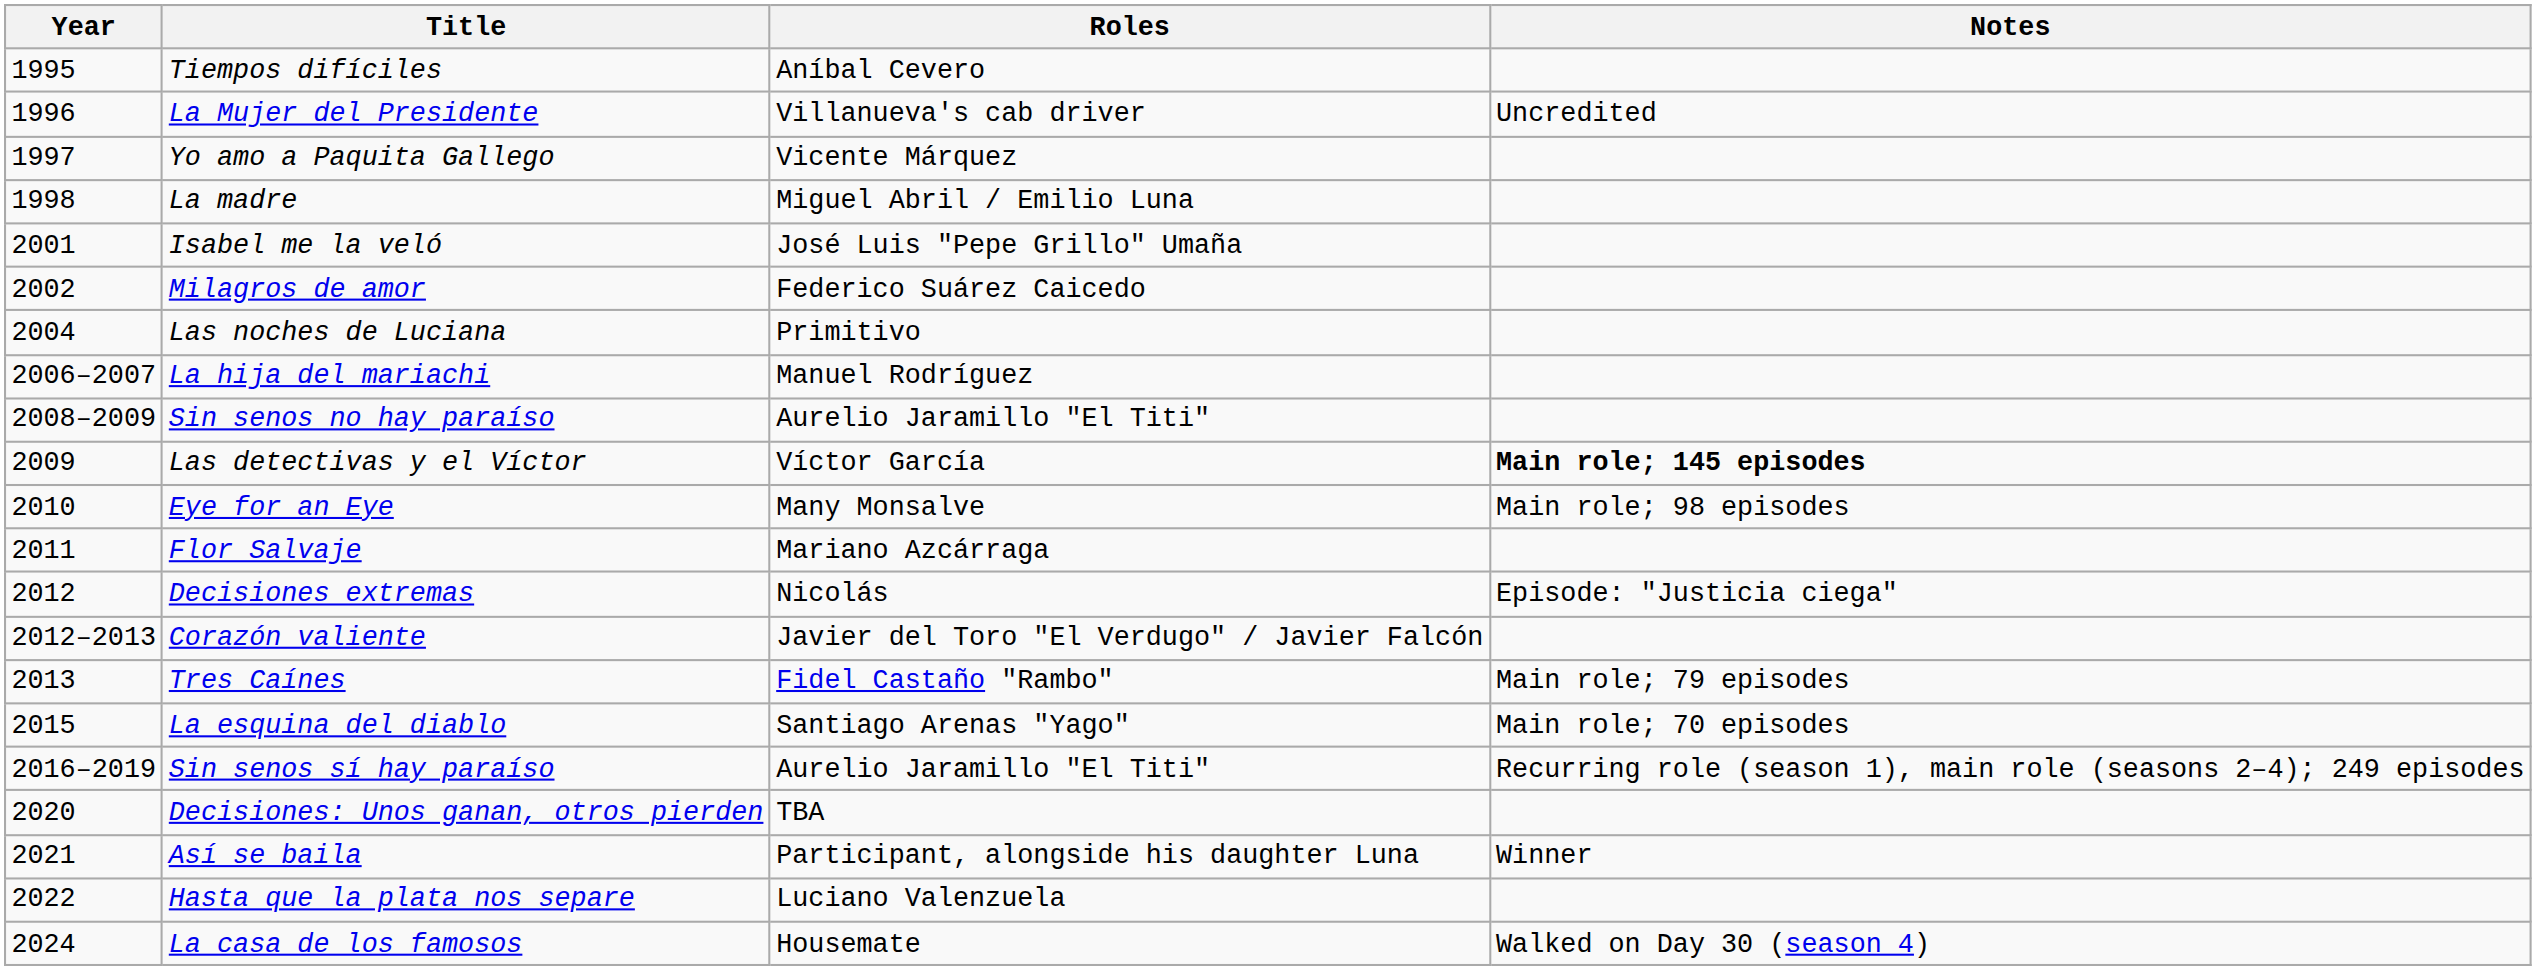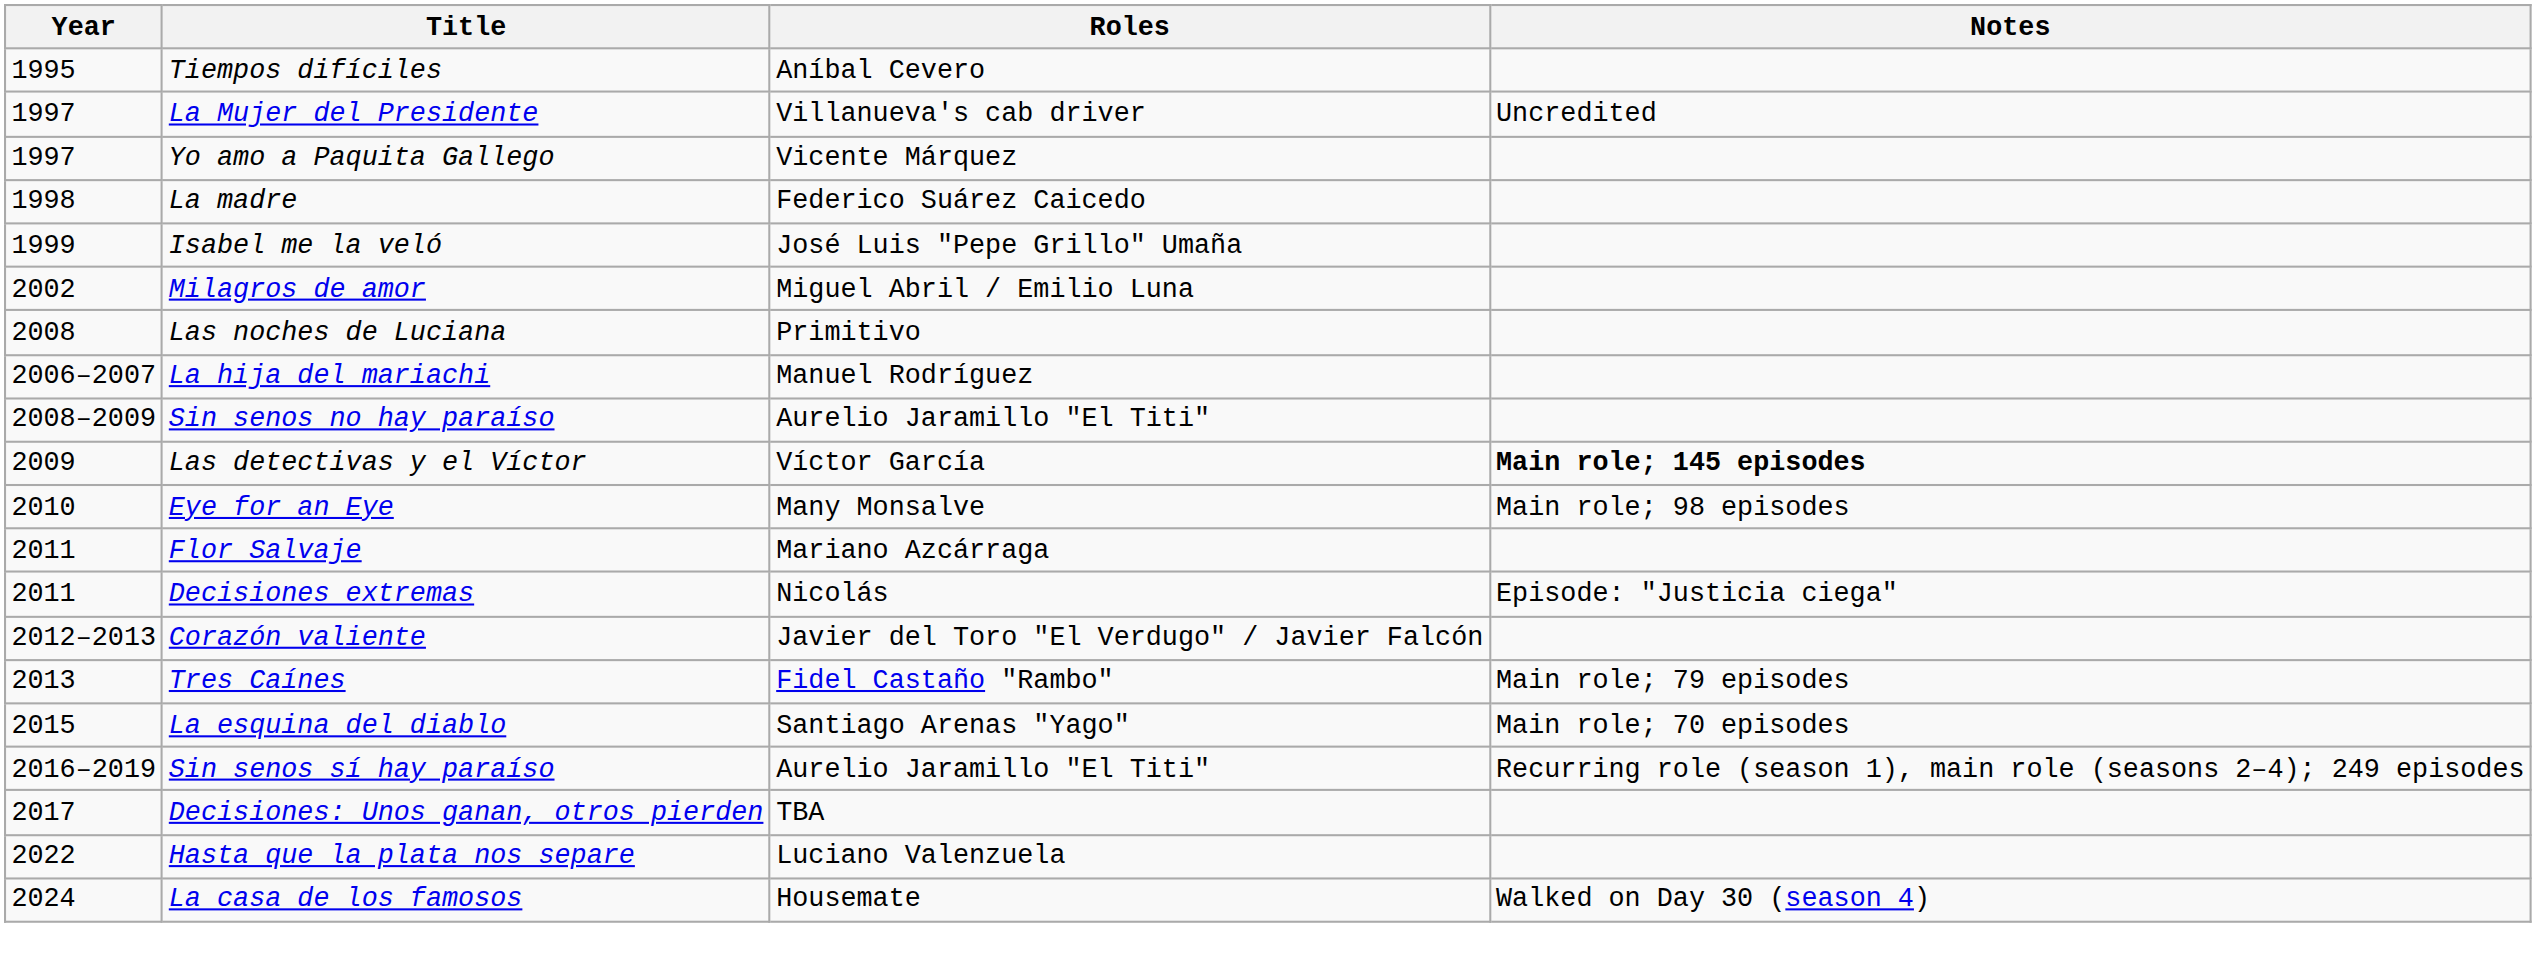(44, 114) 1996 -> (44, 114) 1997
(985, 201) Miguel Abril / Emilio Luna -> (961, 201) Federico Suárez Caicedo
(44, 245) 2001 -> (44, 245) 1999
(961, 289) Federico Suárez Caicedo -> (985, 289) Miguel Abril / Emilio Luna
(44, 332) 2004 -> (44, 332) 2008
(44, 594) 2012 -> (44, 594) 2011
(44, 812) 2020 -> (44, 812) 2017
- row: (265, 856)
